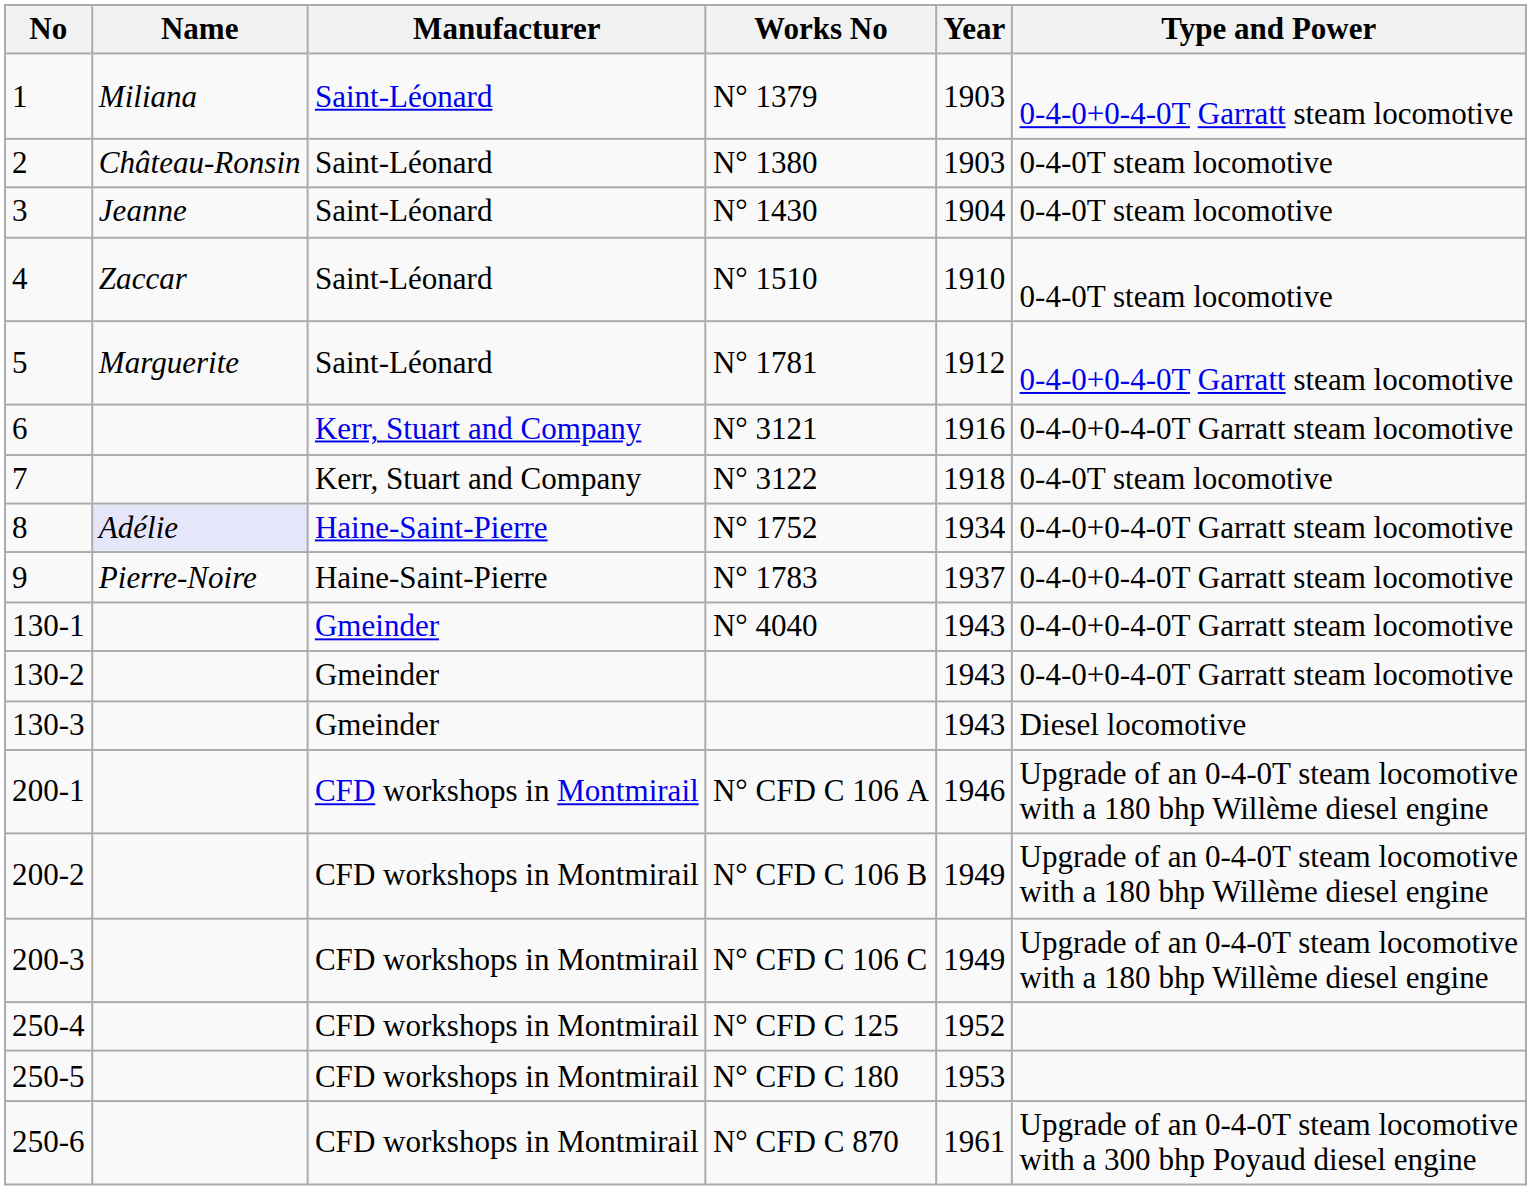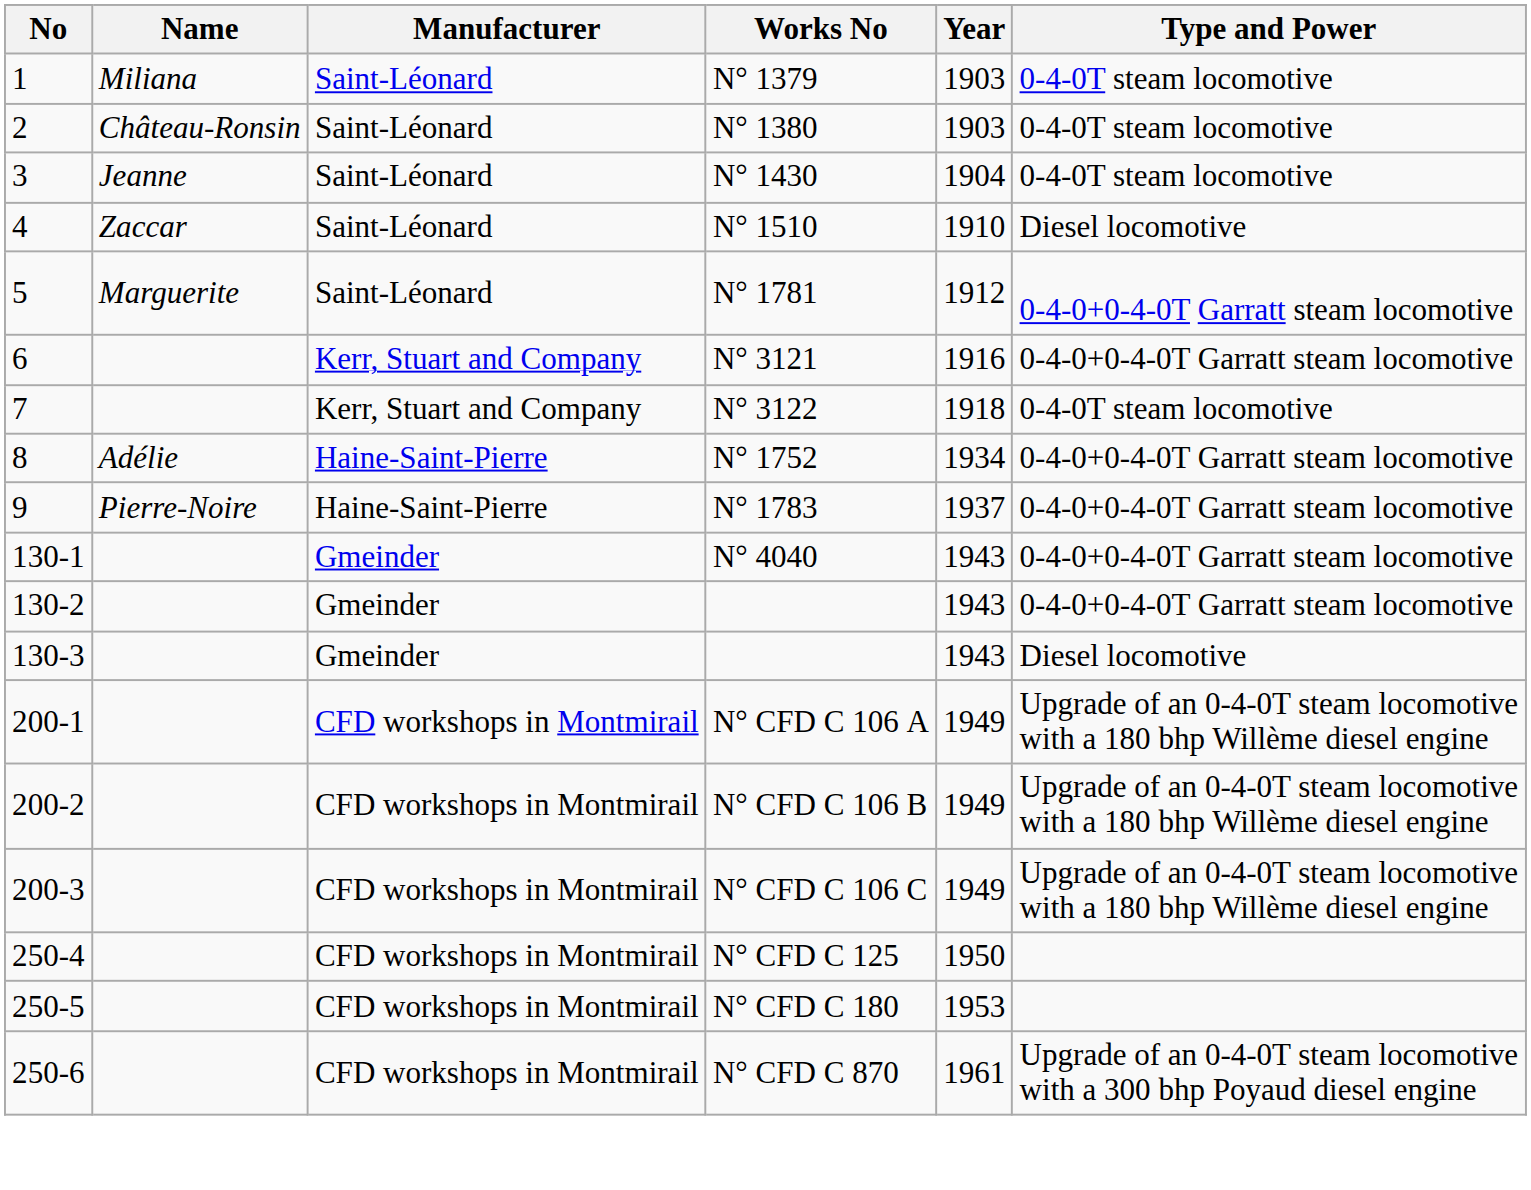(1266, 113) 0-4-0+0-4-0T Garratt steam locomotive -> (1176, 78) 0-4-0T steam locomotive
(1176, 295) 0-4-0T steam locomotive -> (1133, 226) Diesel locomotive
(138, 527) lavender background -> (138, 457) no background
(974, 791) 1946 -> (974, 721) 1949
(974, 1026) 1952 -> (974, 956) 1950
